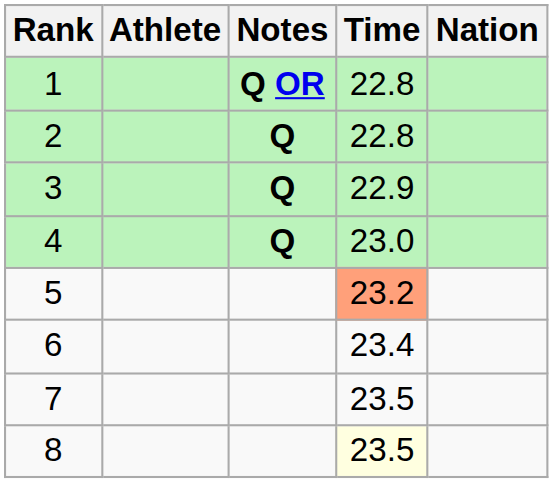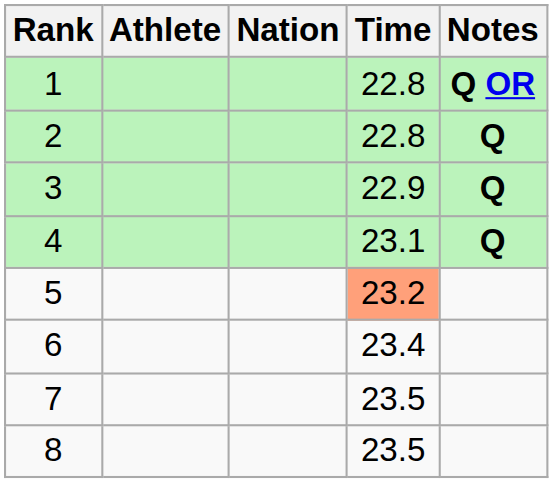columns swapped: (487, 30) <-> (282, 30)
(382, 240) 23.0 -> (393, 240) 23.1
(382, 450) lightyellow background -> (393, 450) no background
